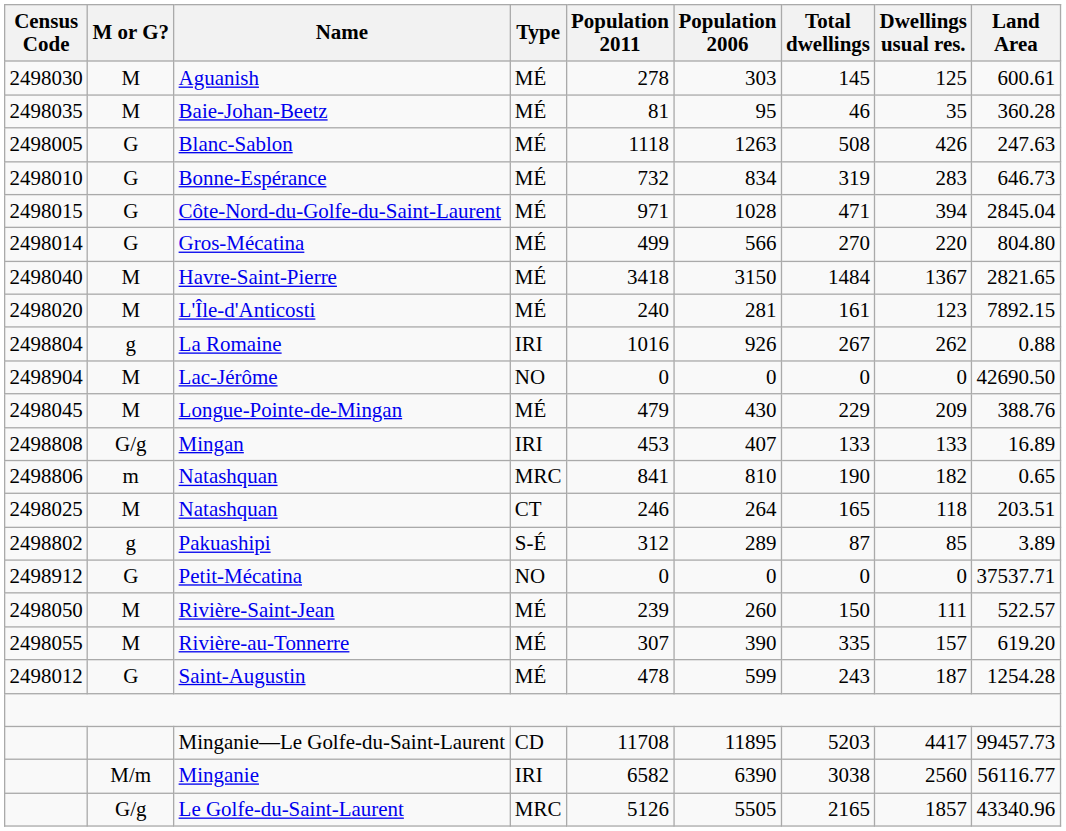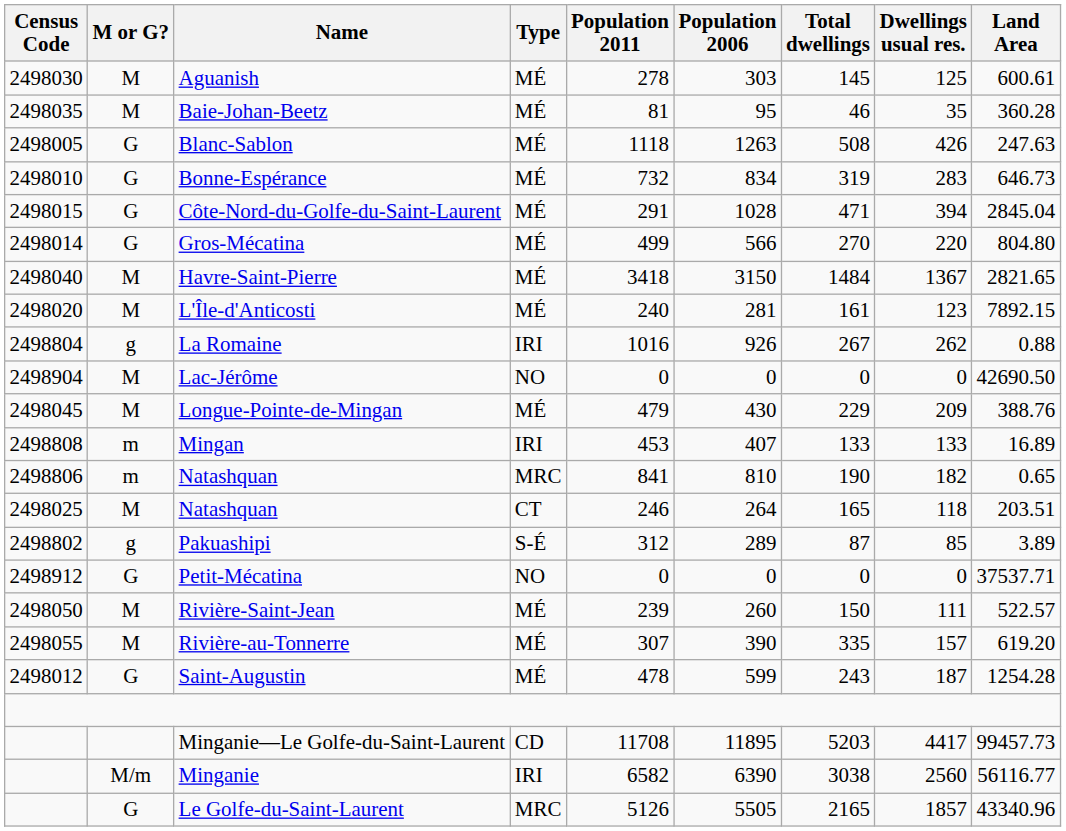(653, 210) 971 -> (653, 210) 291
(131, 443) G/g -> (131, 443) m
(131, 809) G/g -> (131, 809) G
